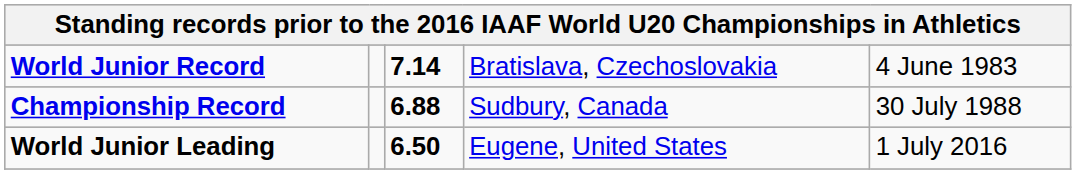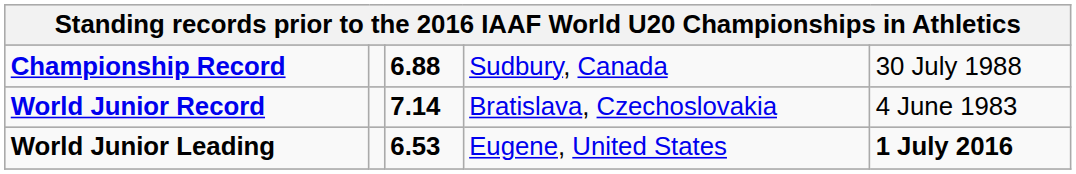rows swapped: (138, 65) <-> (148, 106)
(415, 147) 6.50 -> (415, 147) 6.53
(942, 147) normal -> (944, 147) bold
